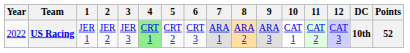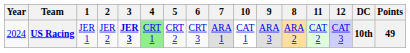columns swapped: (244, 12) <-> (293, 12)
(16, 33) 2022 -> (16, 33) 2024
(128, 33) normal -> (129, 33) bold
(388, 33) 52 -> (390, 33) 49
